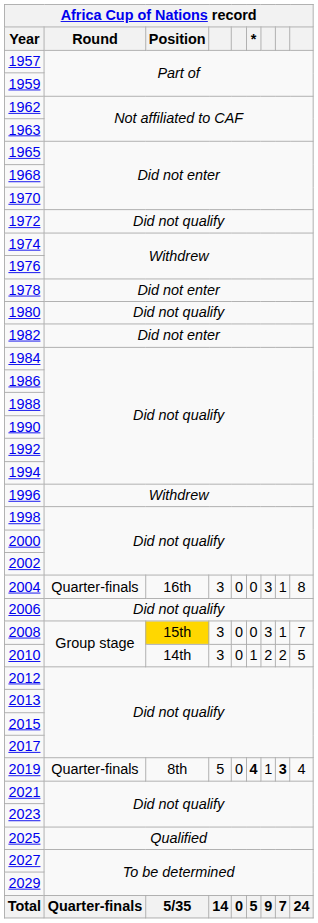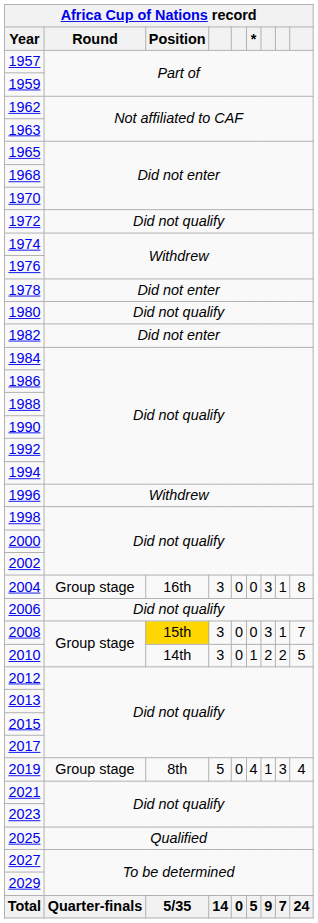(95, 586) Quarter-finals -> (95, 586) Group stage
(95, 769) Quarter-finals -> (95, 769) Group stage
(254, 769) bold -> (254, 769) normal
(283, 769) bold -> (283, 769) normal
